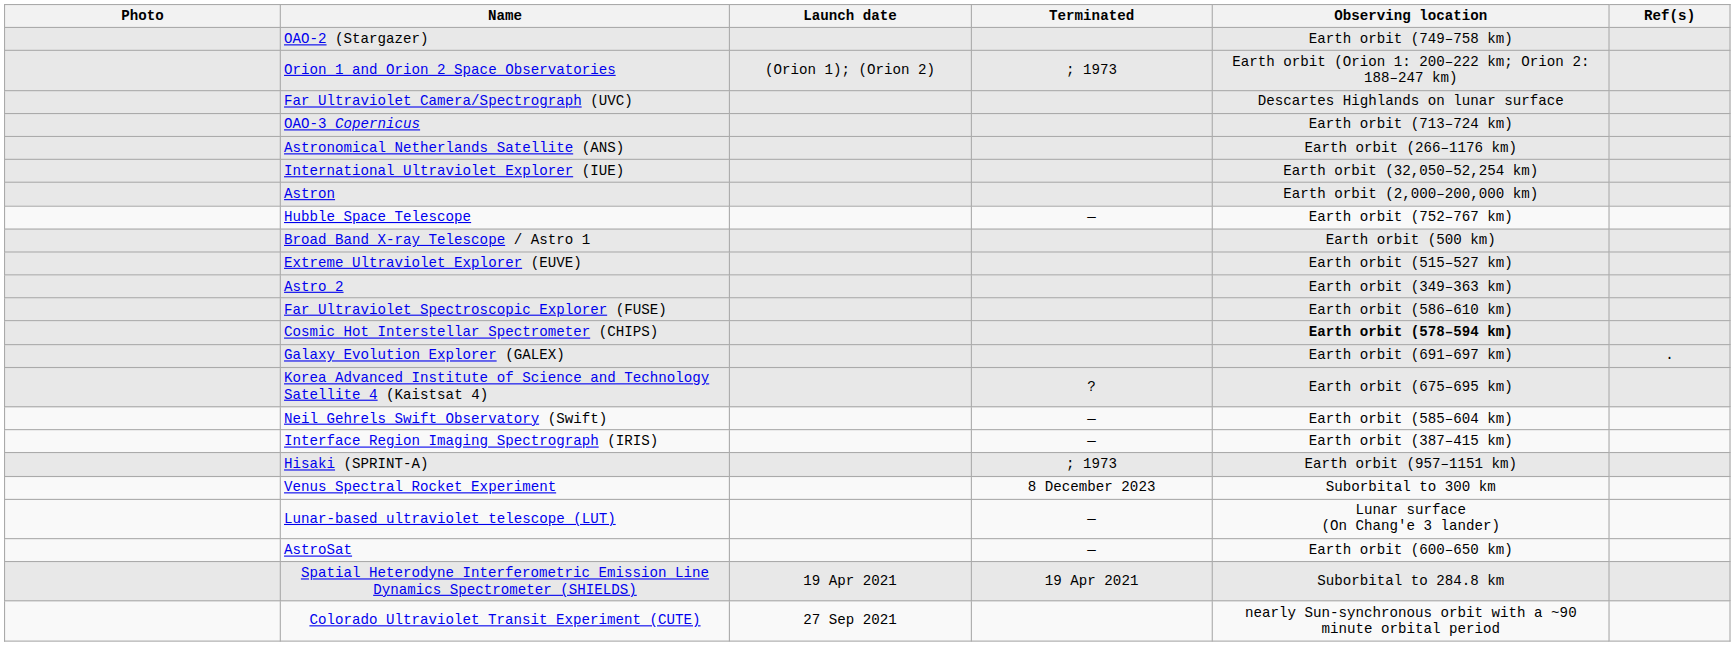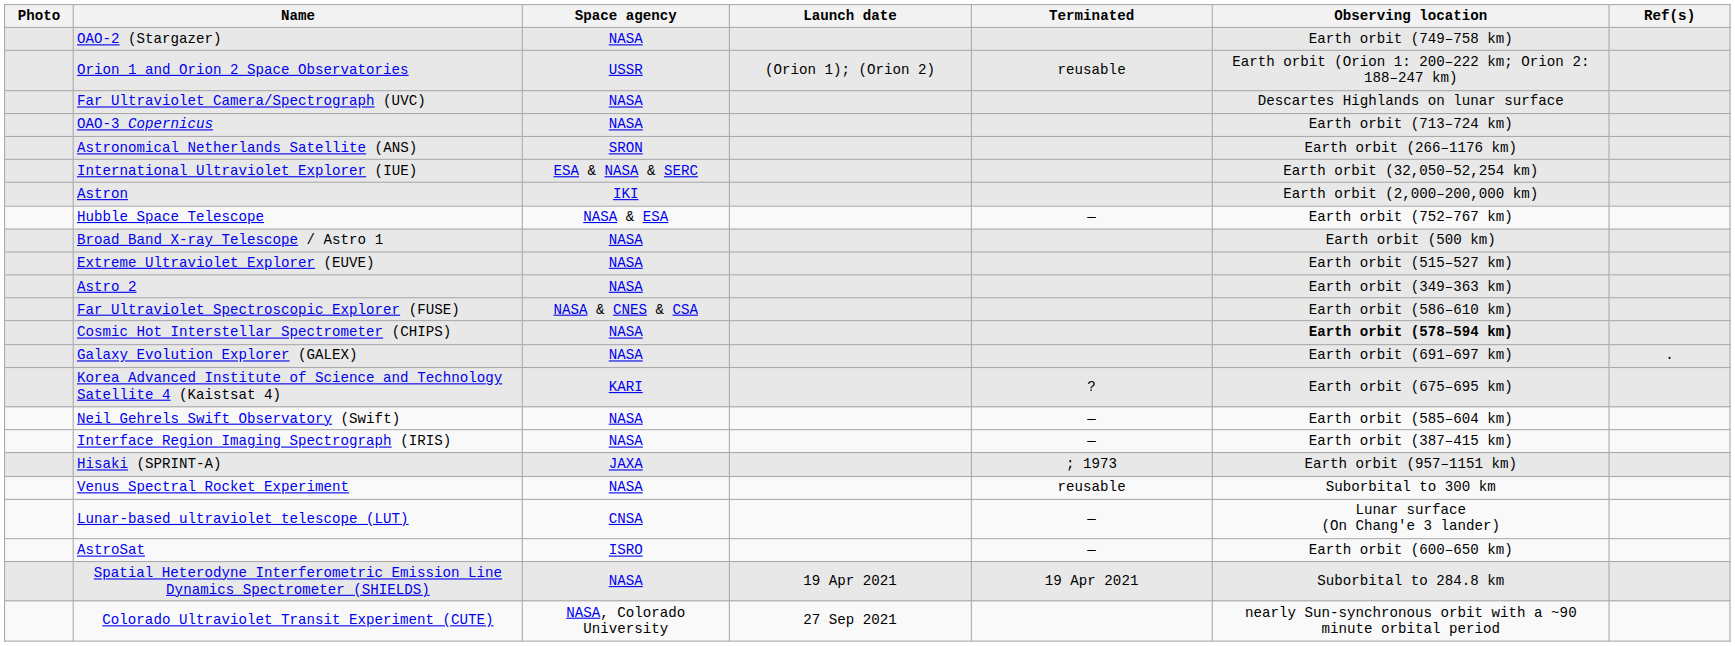+ column: (626, 16)
(1092, 70) ; 1973 -> (1092, 70) reusable
(1092, 488) 8 December 2023 -> (1092, 488) reusable
